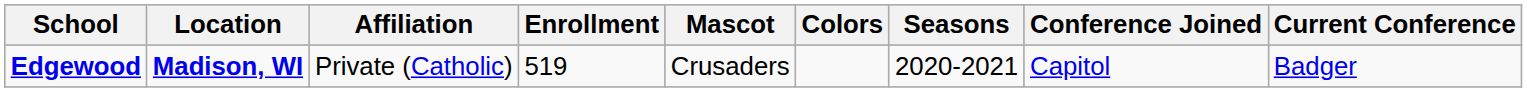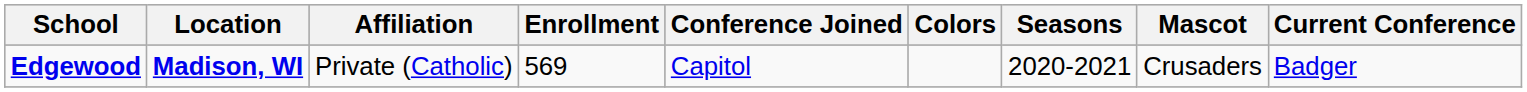columns swapped: (730, 24) <-> (1146, 24)
(546, 65) 519 -> (546, 65) 569
